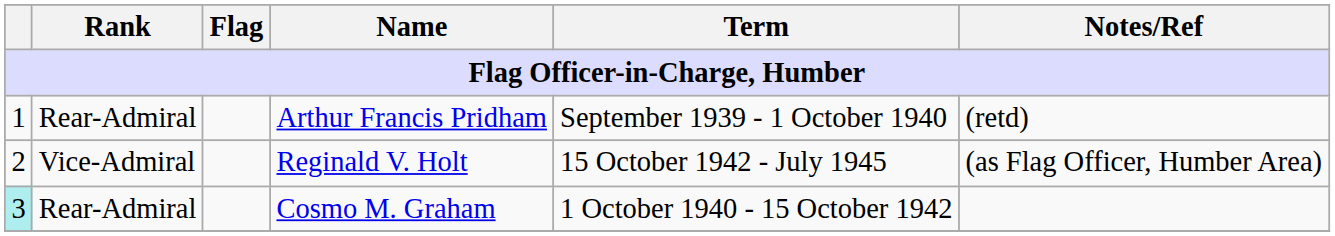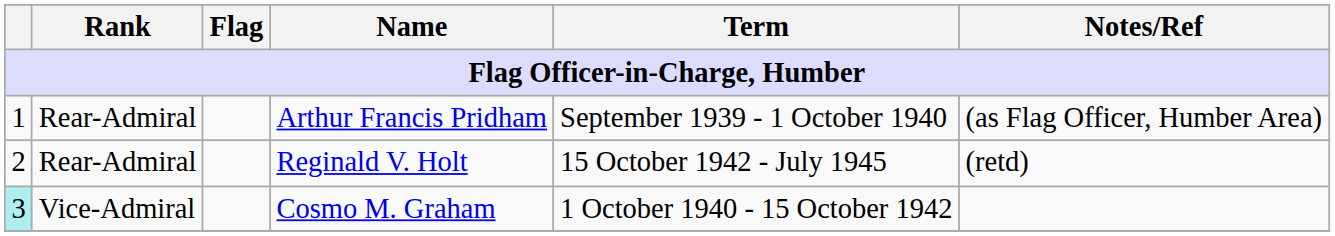(997, 117) (retd) -> (1144, 117) (as Flag Officer, Humber Area)
(117, 162) Vice-Admiral -> (118, 162) Rear-Admiral
(1144, 162) (as Flag Officer, Humber Area) -> (997, 162) (retd)
(118, 207) Rear-Admiral -> (117, 207) Vice-Admiral
